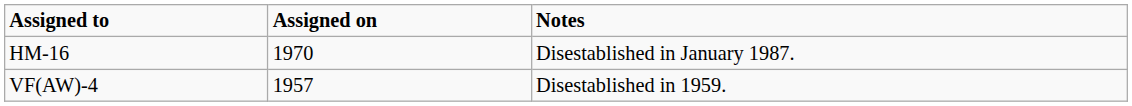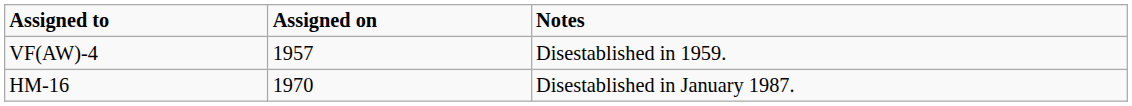rows swapped: (54, 85) <-> (39, 52)
